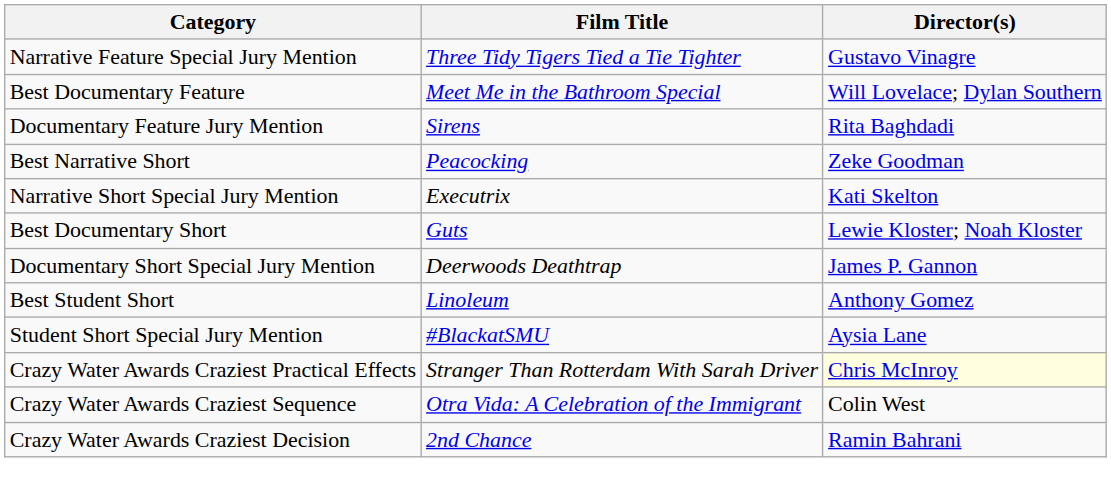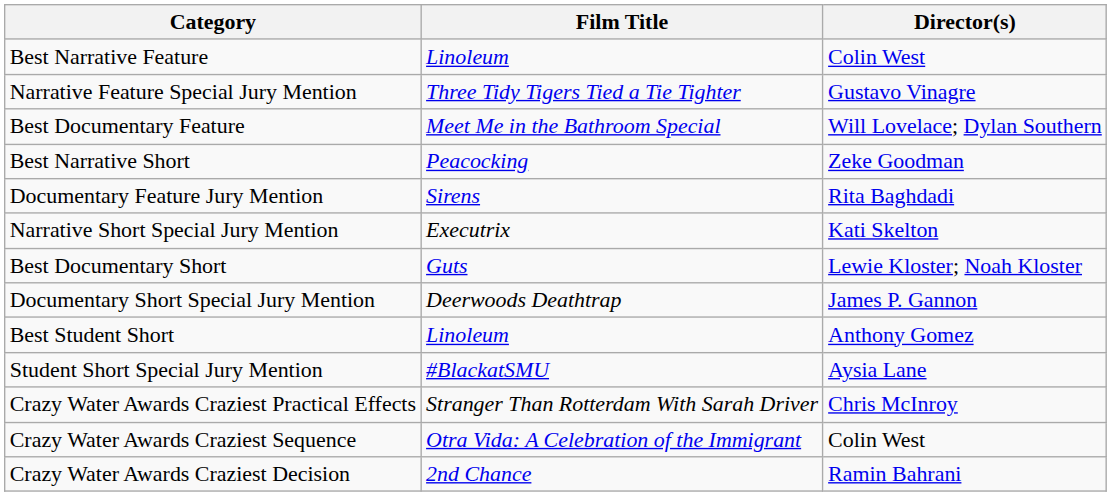+ row: (109, 56)
rows swapped: (166, 126) <-> (100, 160)
(893, 369) lightyellow background -> (893, 404) no background
